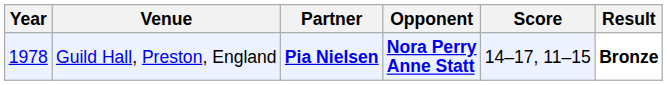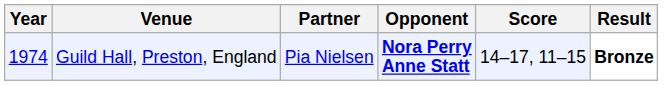(28, 56) 1978 -> (28, 56) 1974
(332, 56) bold -> (329, 56) normal
